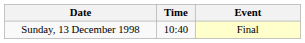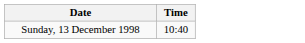- column: (248, 13)
